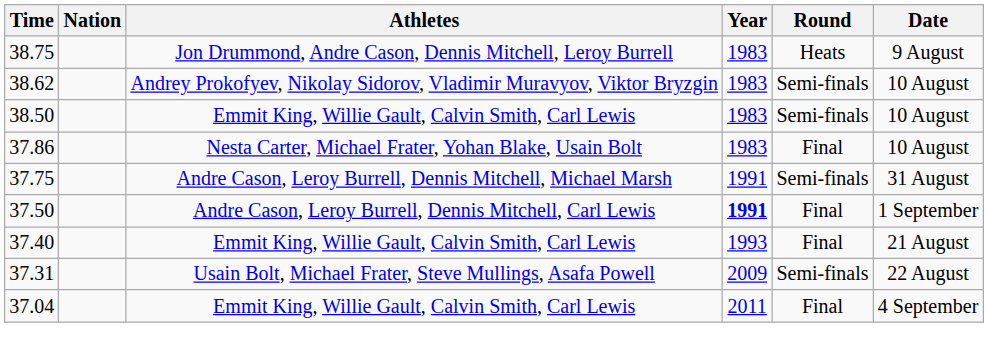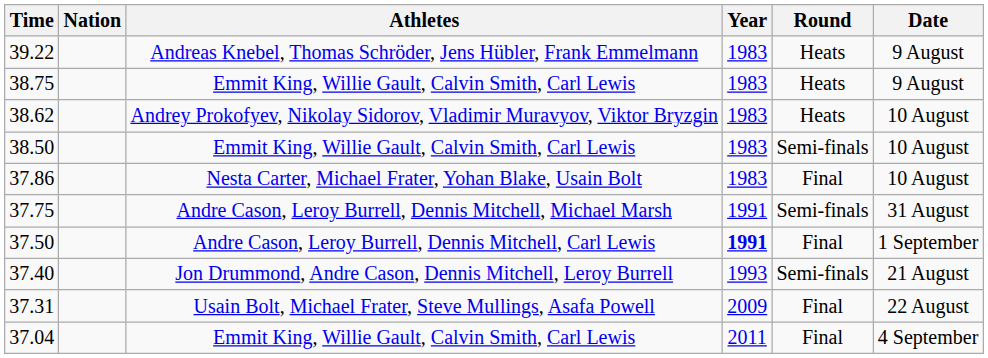+ row: (32, 52)
(424, 52) Jon Drummond, Andre Cason, Dennis Mitchell, Leroy Burrell -> (424, 83) Emmit King, Willie Gault, Calvin Smith, Carl Lewis
(822, 83) Semi-finals -> (822, 115) Heats
(424, 242) Emmit King, Willie Gault, Calvin Smith, Carl Lewis -> (424, 274) Jon Drummond, Andre Cason, Dennis Mitchell, Leroy Burrell
(822, 242) Final -> (822, 274) Semi-finals
(822, 274) Semi-finals -> (822, 305) Final
